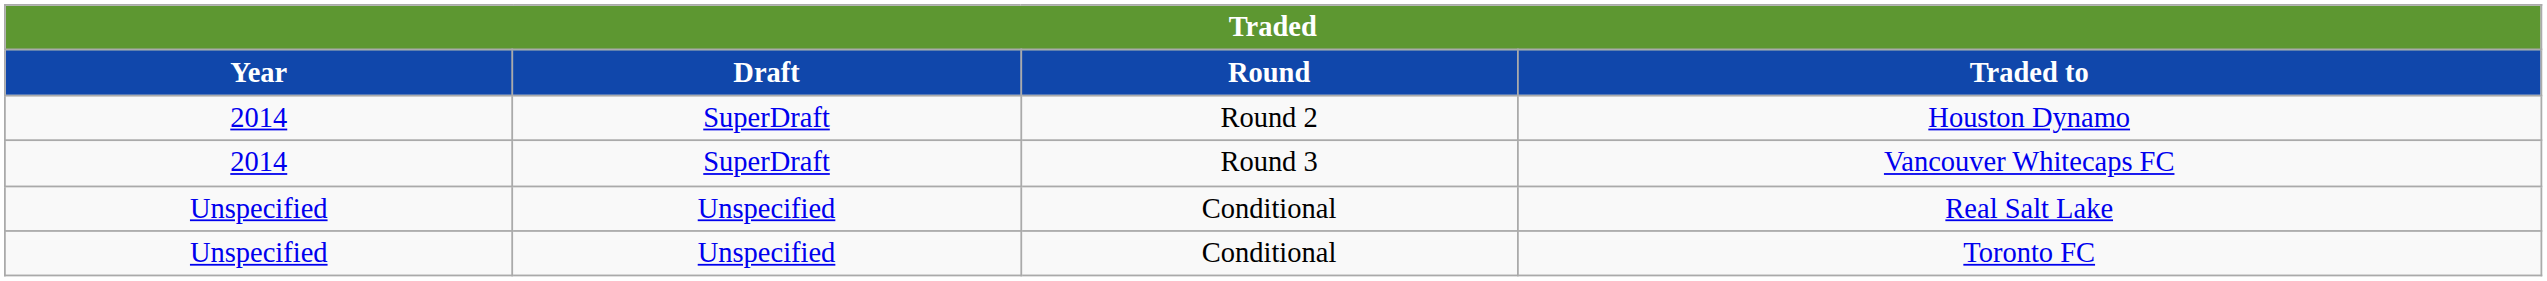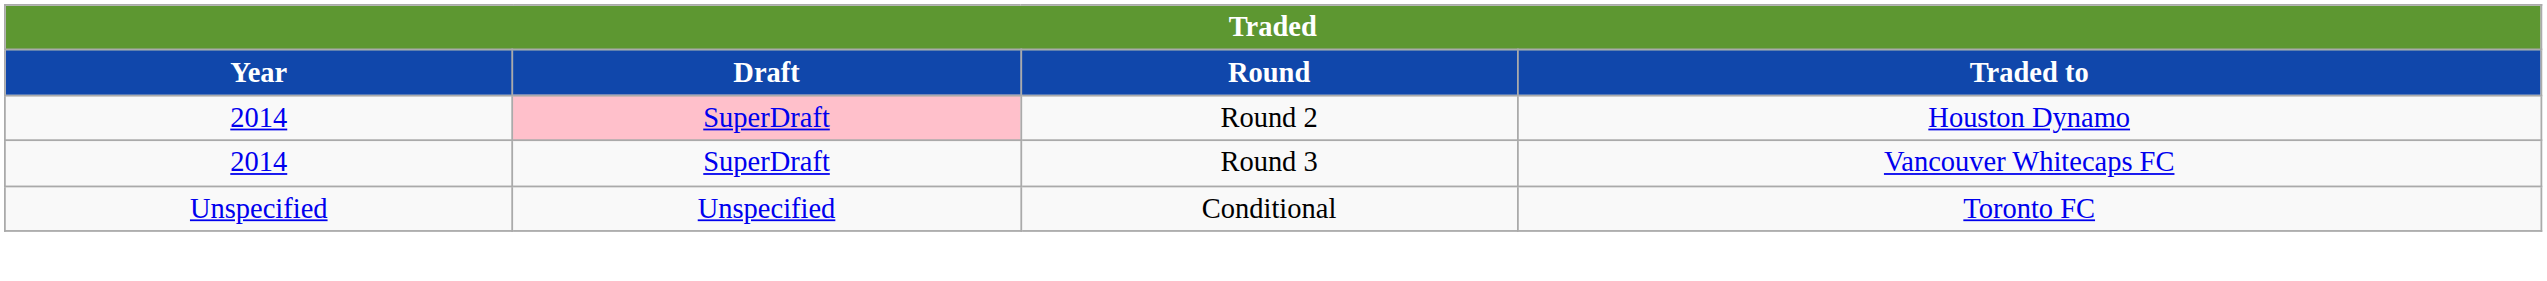(767, 117) no background -> (767, 117) pink background
- row: (2029, 207)
